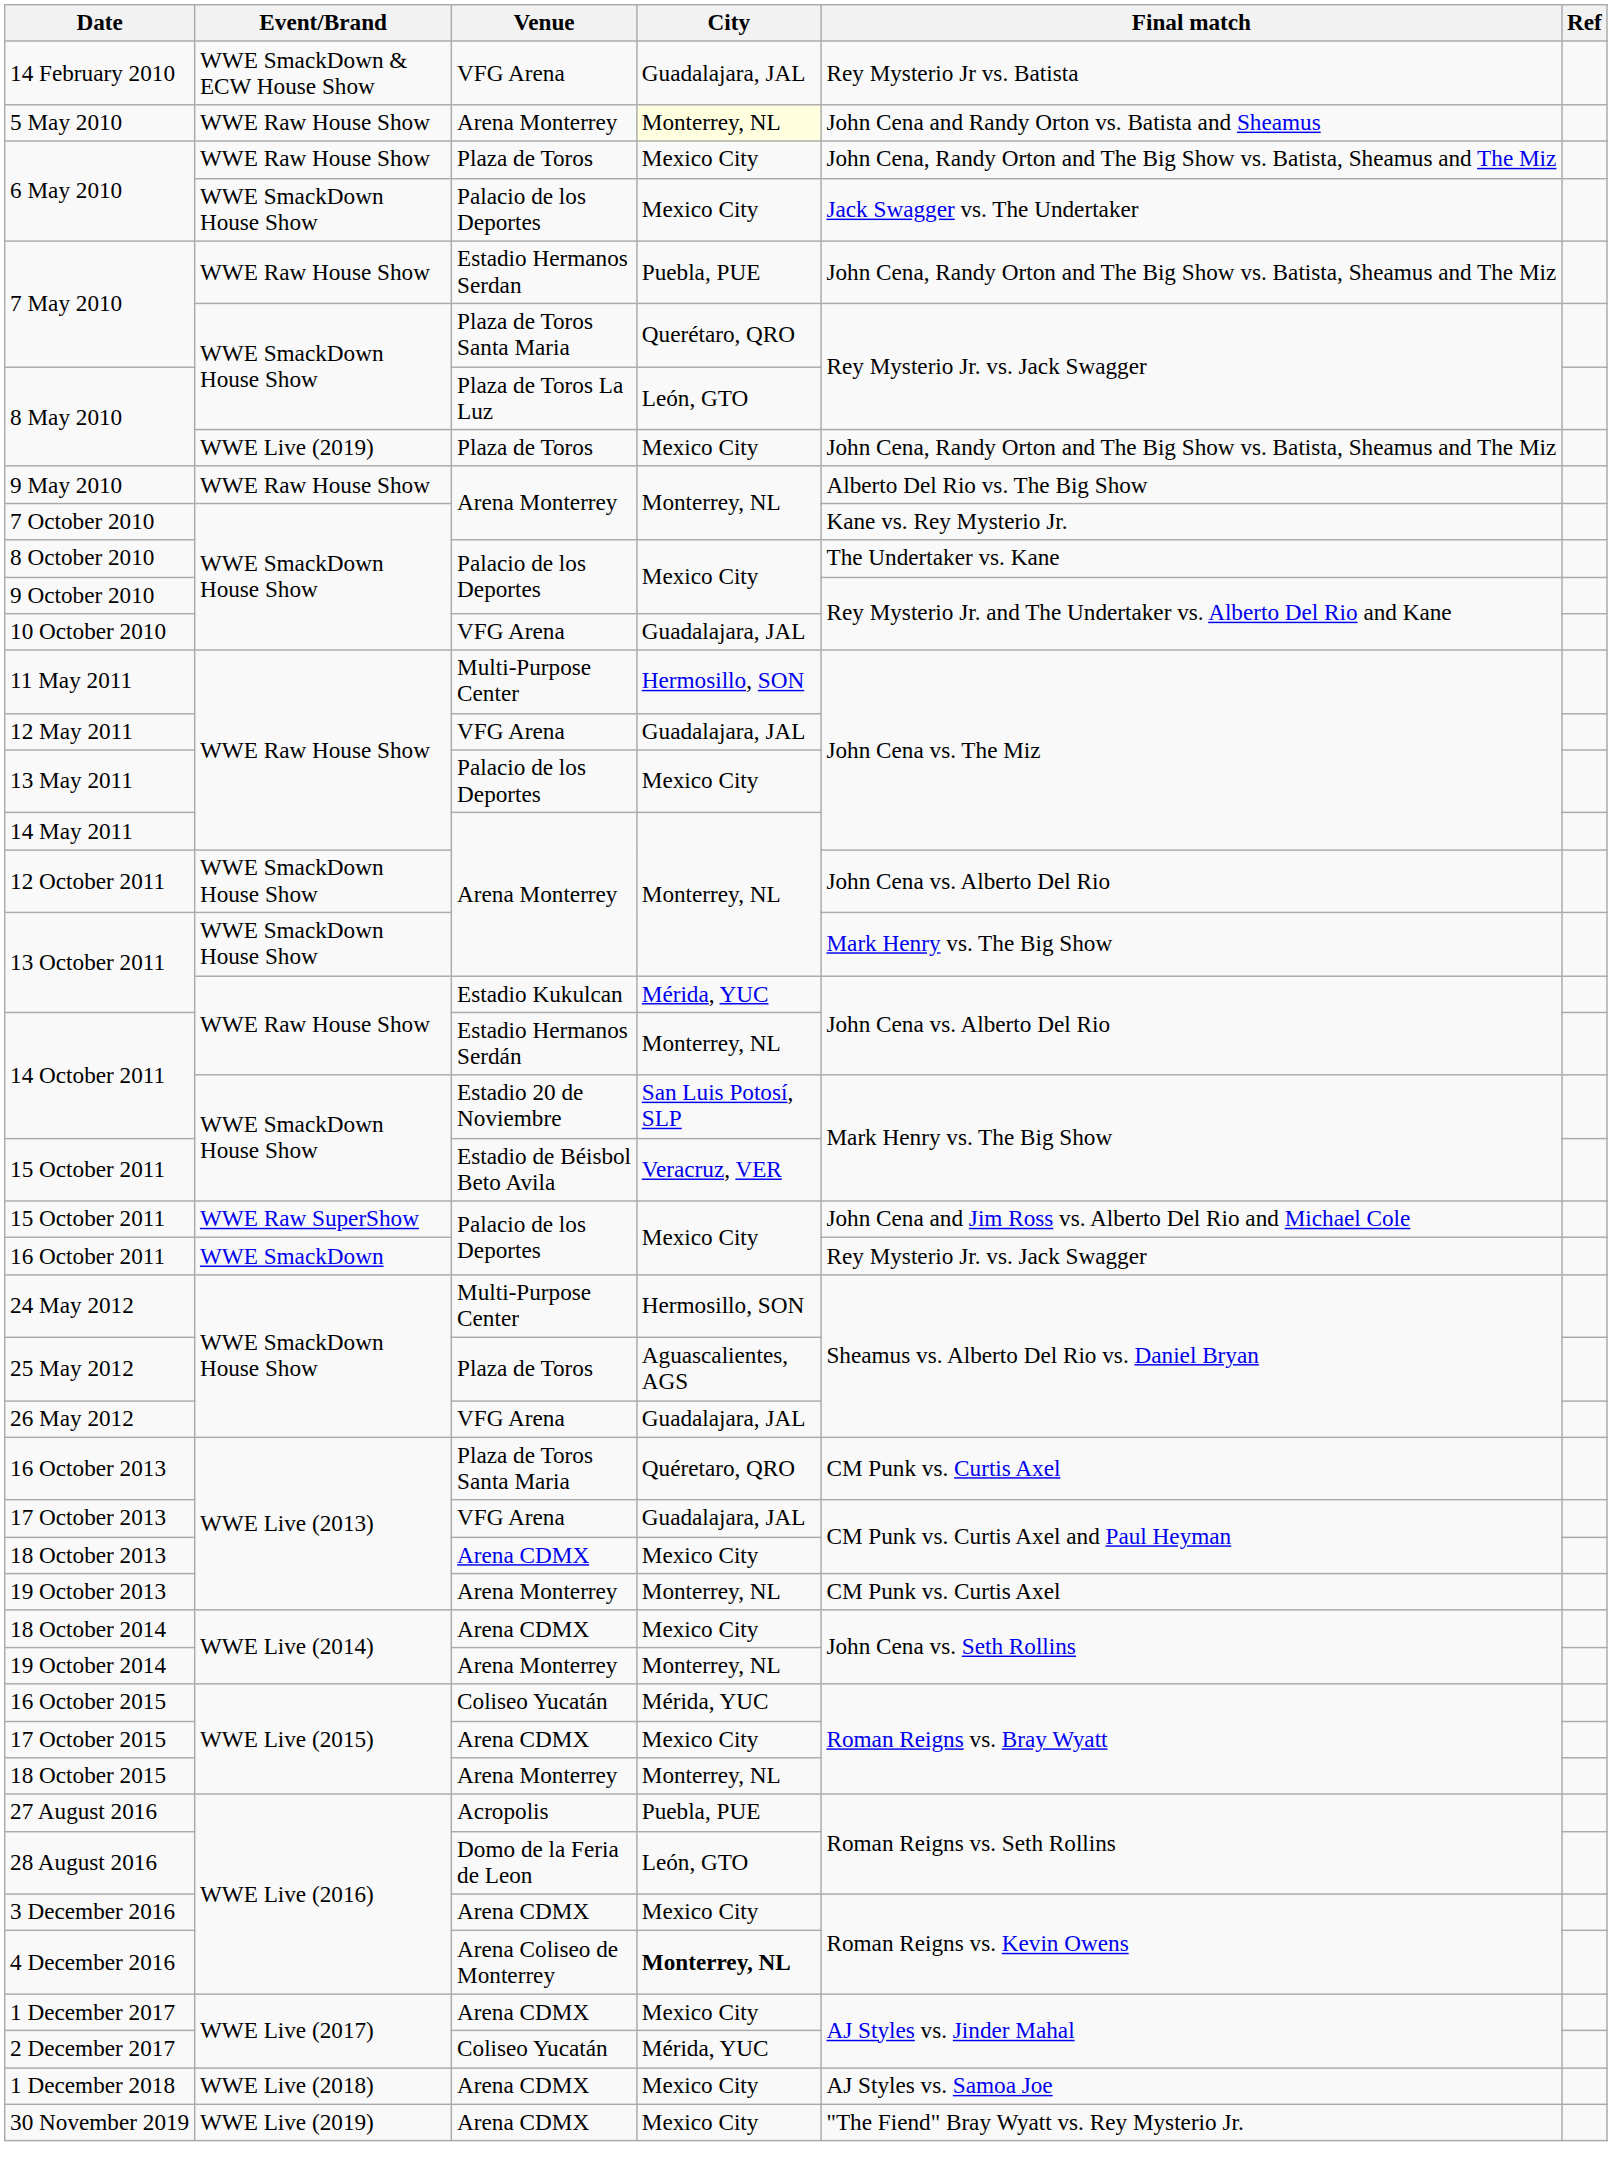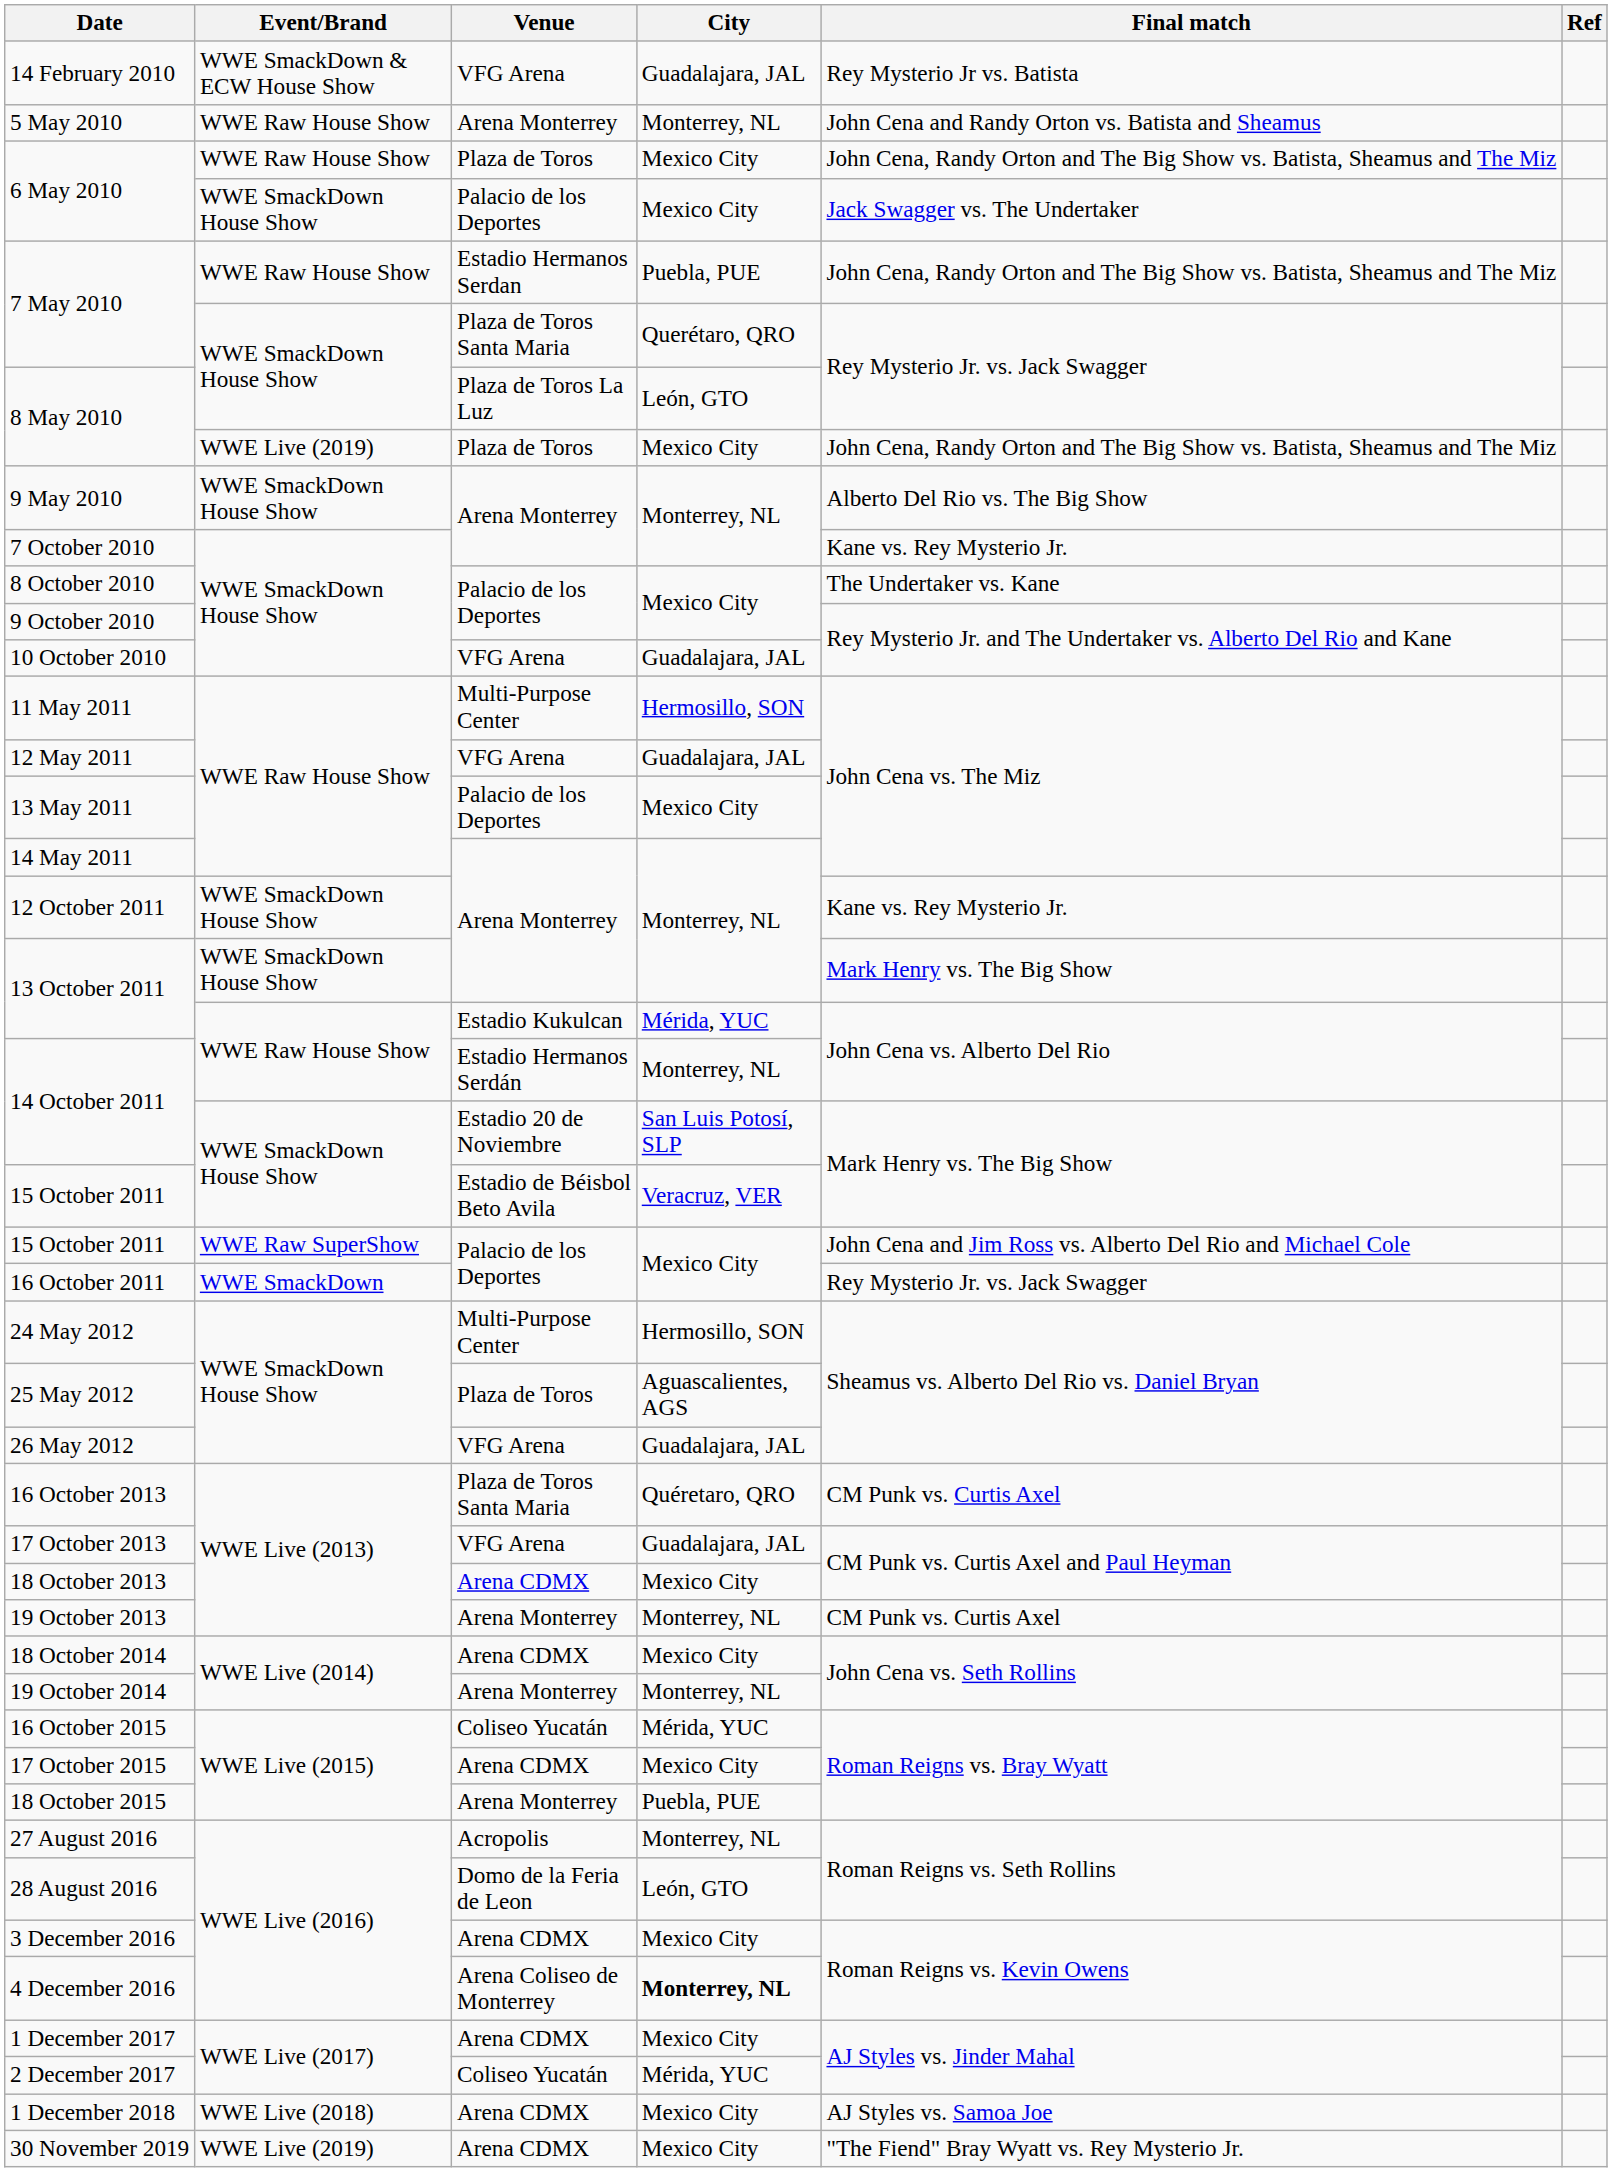(711, 122) lightyellow background -> (711, 122) no background
(315, 484) WWE Raw House Show -> (292, 497) WWE SmackDown House Show
(968, 880) John Cena vs. Alberto Del Rio -> (947, 907) Kane vs. Rey Mysterio Jr.
(711, 1775) Monterrey, NL -> (701, 1801) Puebla, PUE
(701, 1812) Puebla, PUE -> (711, 1838) Monterrey, NL
